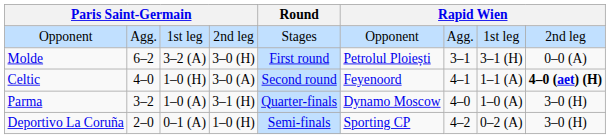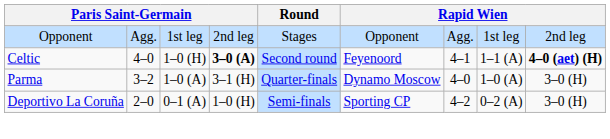- row: (25, 58)
(234, 79) normal -> (234, 58) bold
